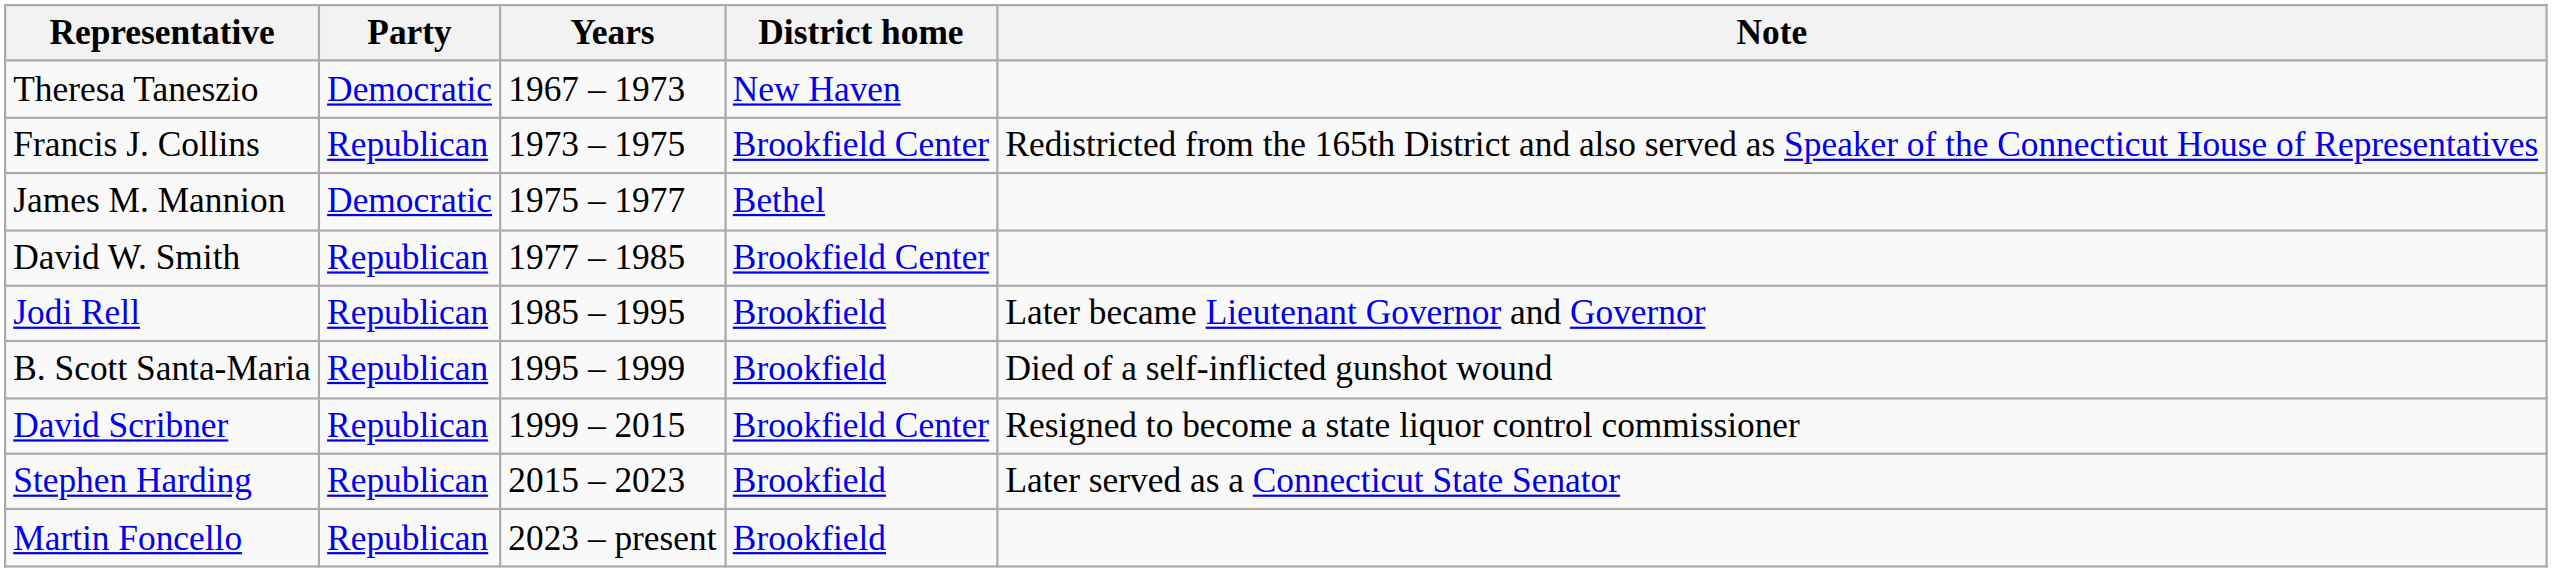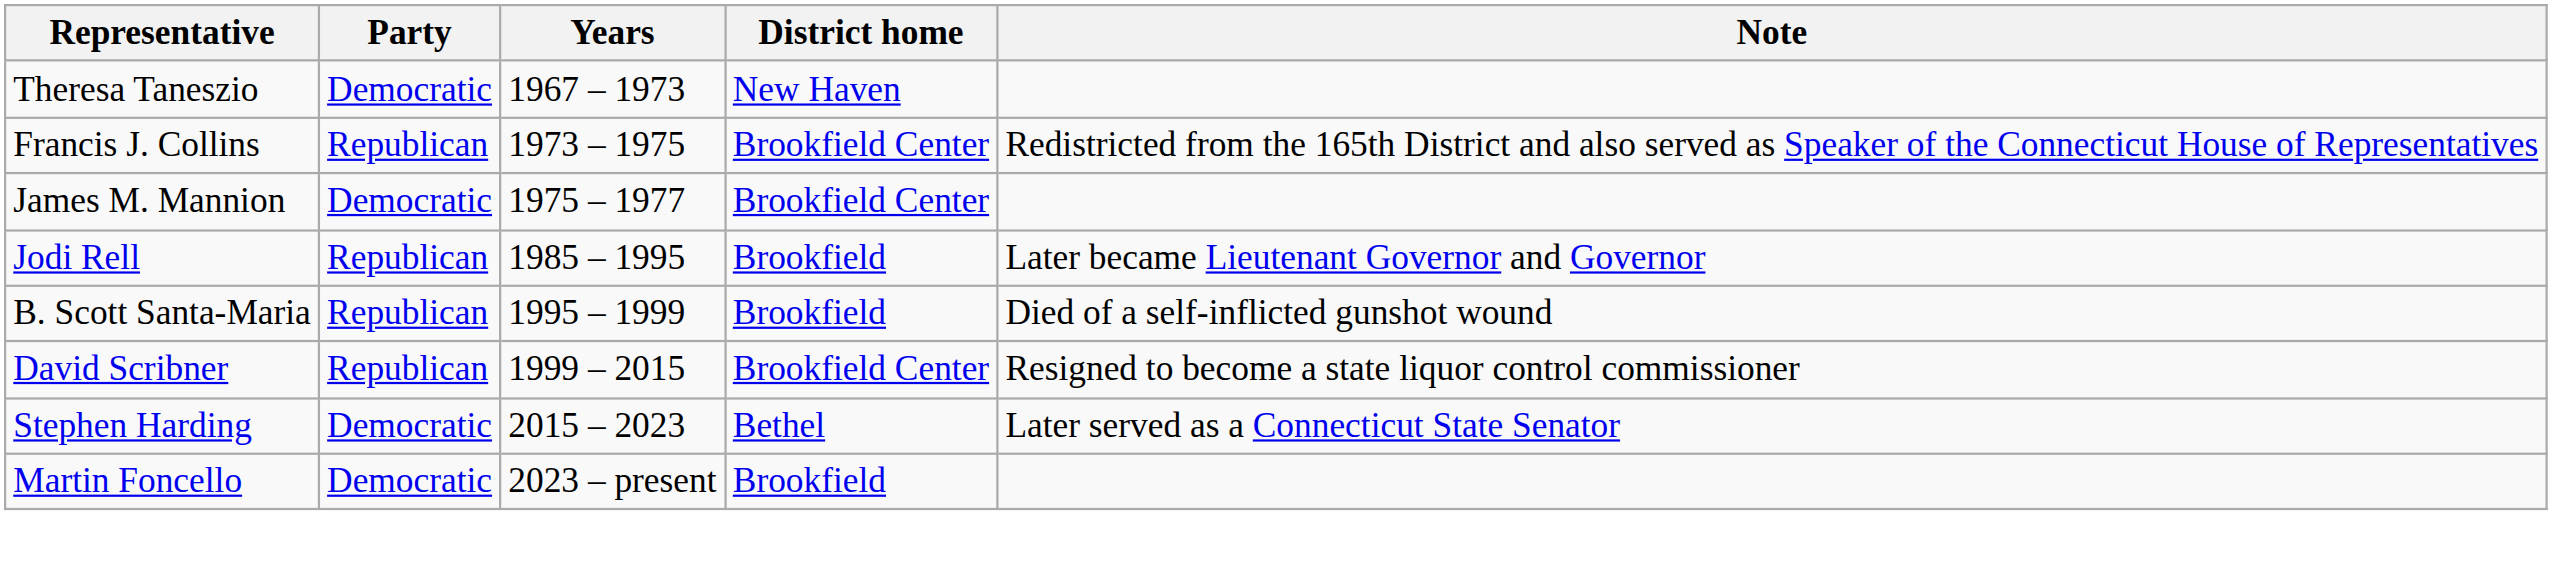(779, 200) Bethel -> (861, 200) Brookfield Center
- row: (127, 256)
(408, 481) Republican -> (410, 425) Democratic
(809, 481) Brookfield -> (779, 425) Bethel
(408, 537) Republican -> (410, 481) Democratic
